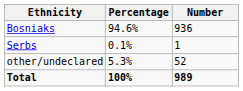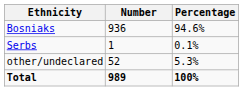columns swapped: (205, 13) <-> (139, 13)
